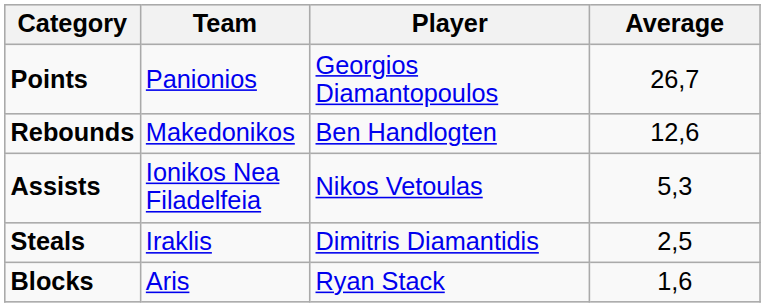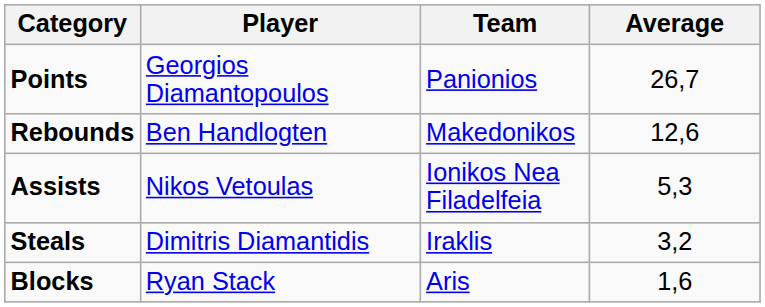columns swapped: (450, 24) <-> (225, 24)
(675, 241) 2,5 -> (675, 241) 3,2
